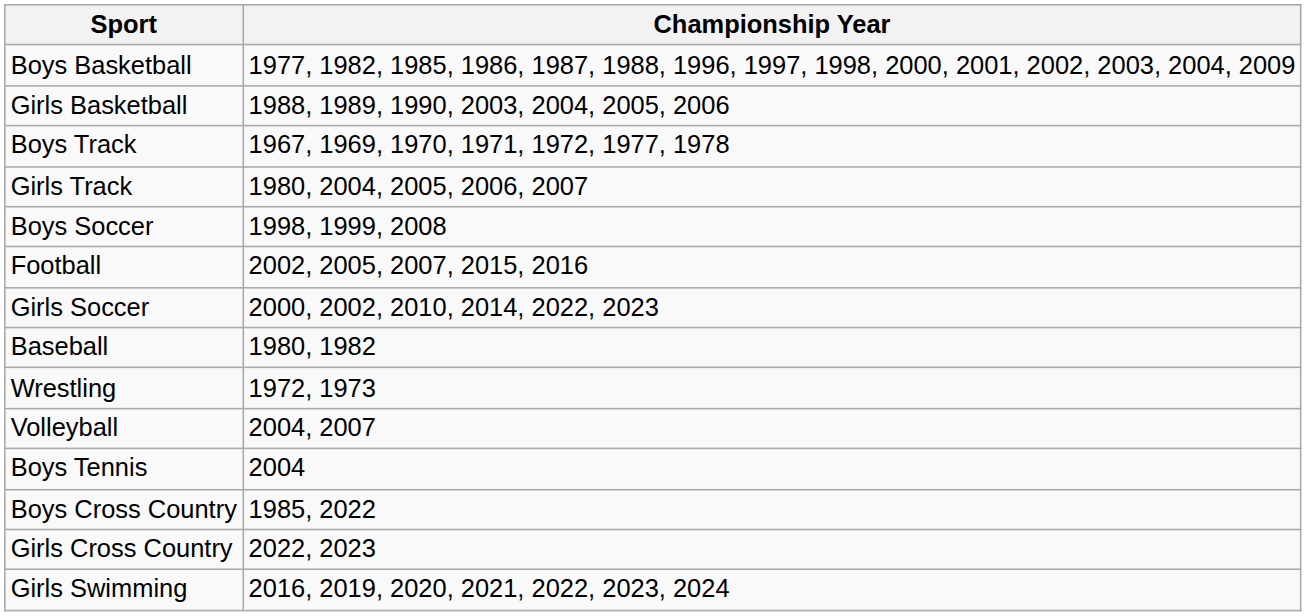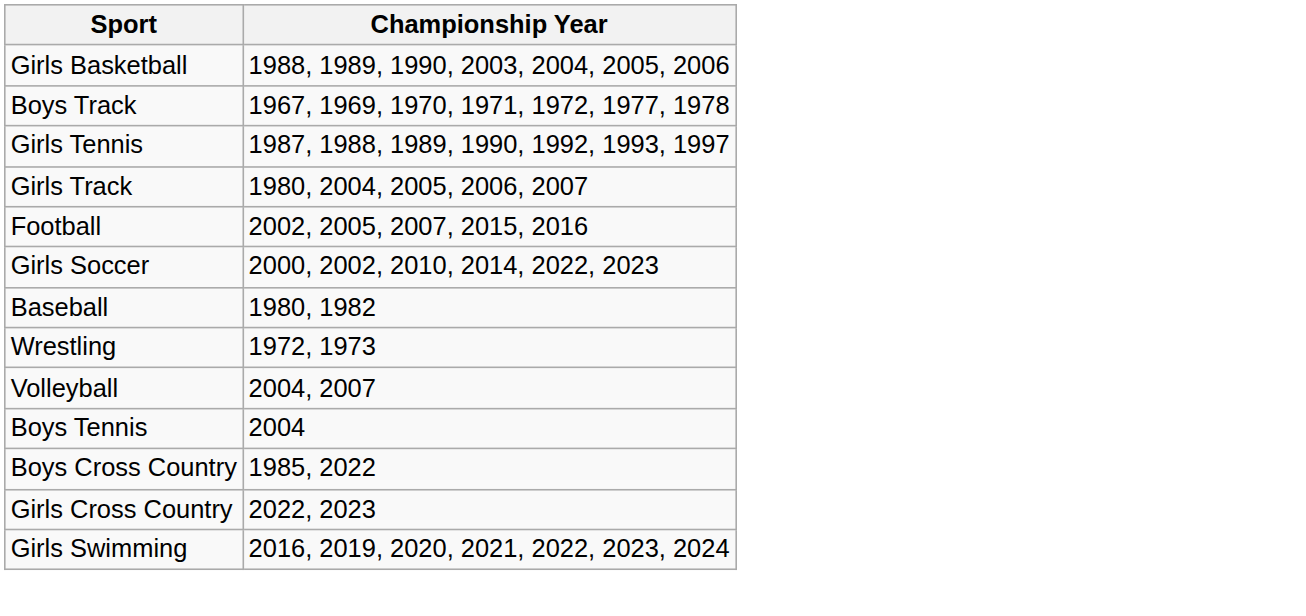- row: (101, 65)
+ row: (77, 145)
- row: (82, 226)
